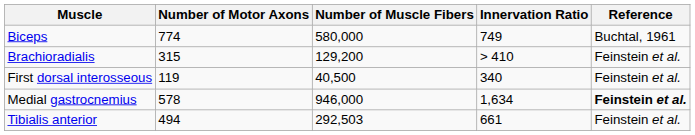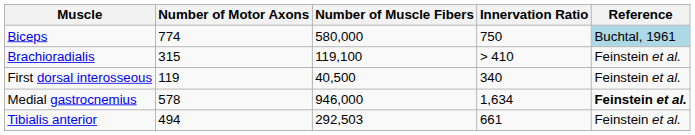(491, 36) 749 -> (491, 36) 750
(635, 36) no background -> (635, 36) lightblue background
(339, 57) 129,200 -> (339, 57) 119,100
